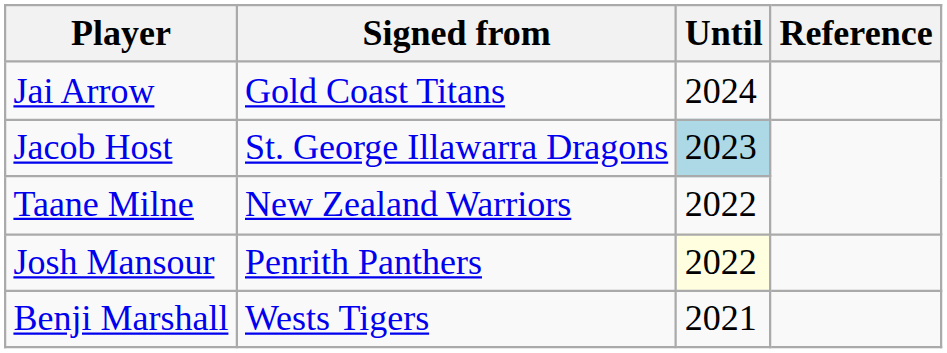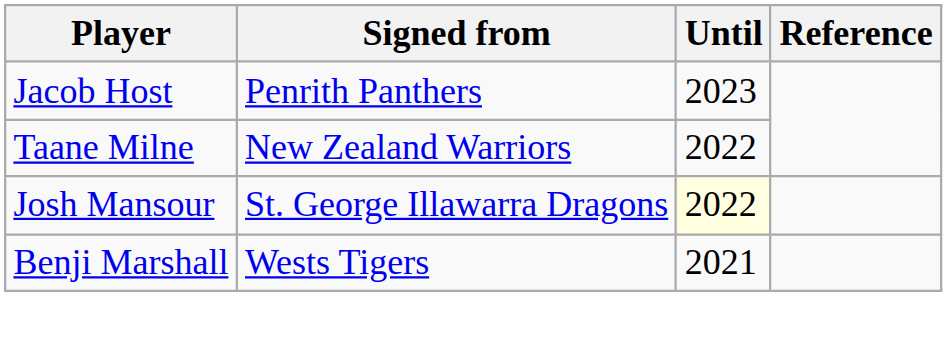- row: (84, 90)
(457, 147) St. George Illawarra Dragons -> (363, 90) Penrith Panthers
(721, 147) lightblue background -> (721, 90) no background
(363, 261) Penrith Panthers -> (457, 204) St. George Illawarra Dragons
